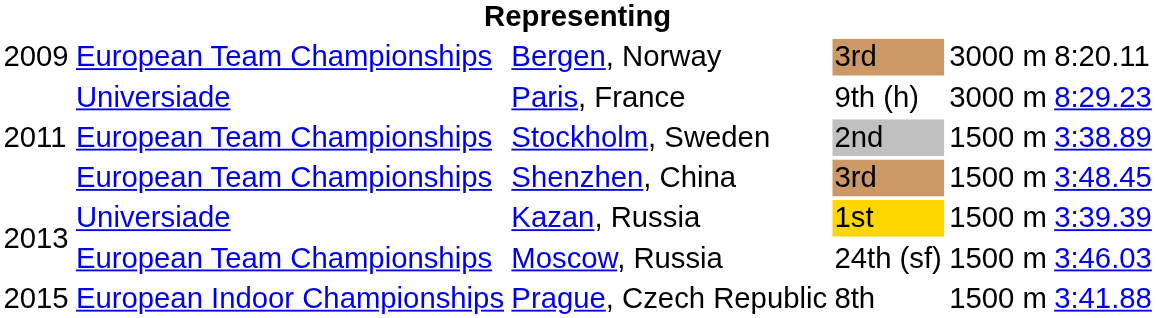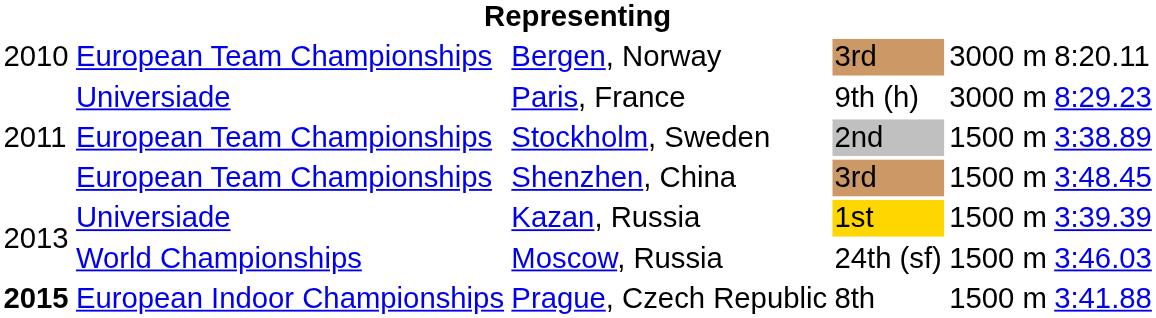(36, 56) 2009 -> (36, 56) 2010
(284, 258) European Team Championships -> (219, 258) World Championships
(36, 298) normal -> (36, 298) bold
